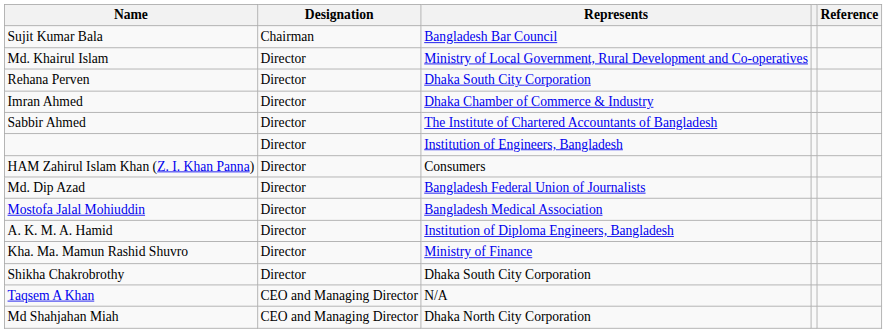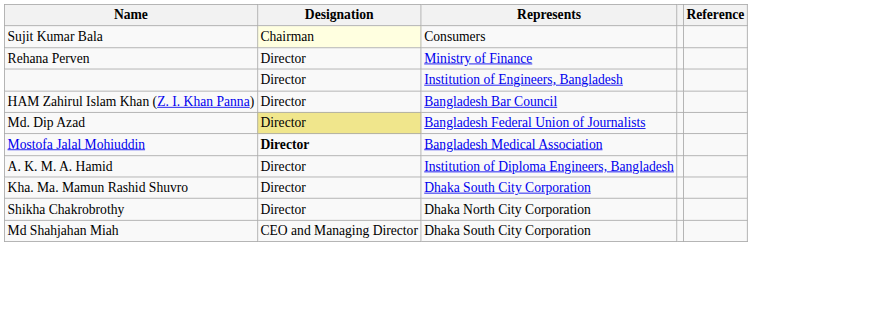(287, 36) no background -> (287, 36) lightyellow background
(491, 36) Bangladesh Bar Council -> (455, 36) Consumers
- row: (58, 58)
(508, 79) Dhaka South City Corporation -> (478, 58) Ministry of Finance
- row: (45, 101)
- row: (47, 123)
(455, 166) Consumers -> (491, 101) Bangladesh Bar Council
(283, 187) no background -> (283, 123) khaki background
(283, 209) normal -> (285, 144) bold
(478, 252) Ministry of Finance -> (508, 187) Dhaka South City Corporation
(508, 274) Dhaka South City Corporation -> (508, 209) Dhaka North City Corporation
- row: (51, 295)
(508, 317) Dhaka North City Corporation -> (508, 230) Dhaka South City Corporation
